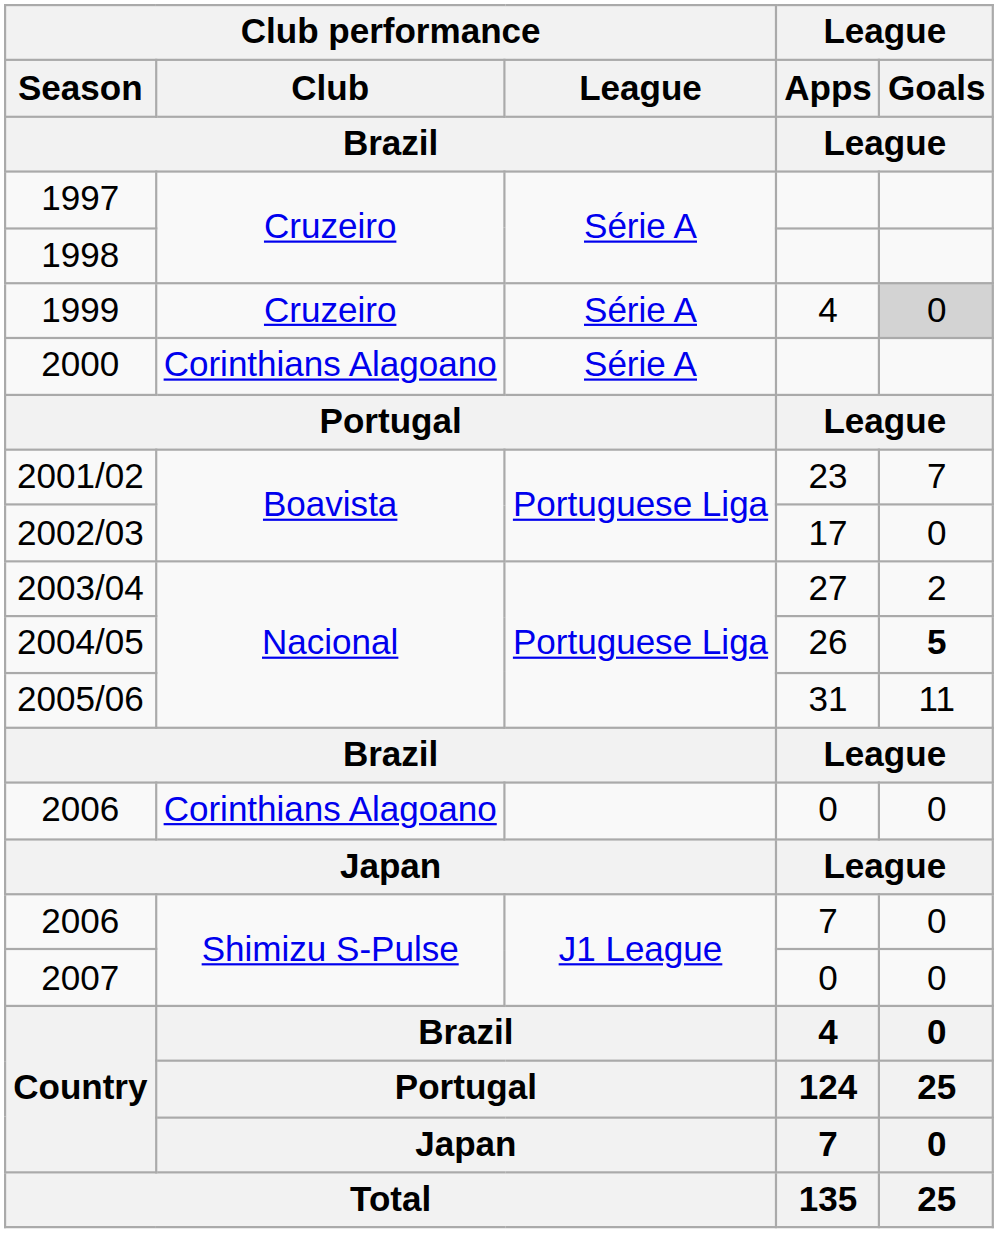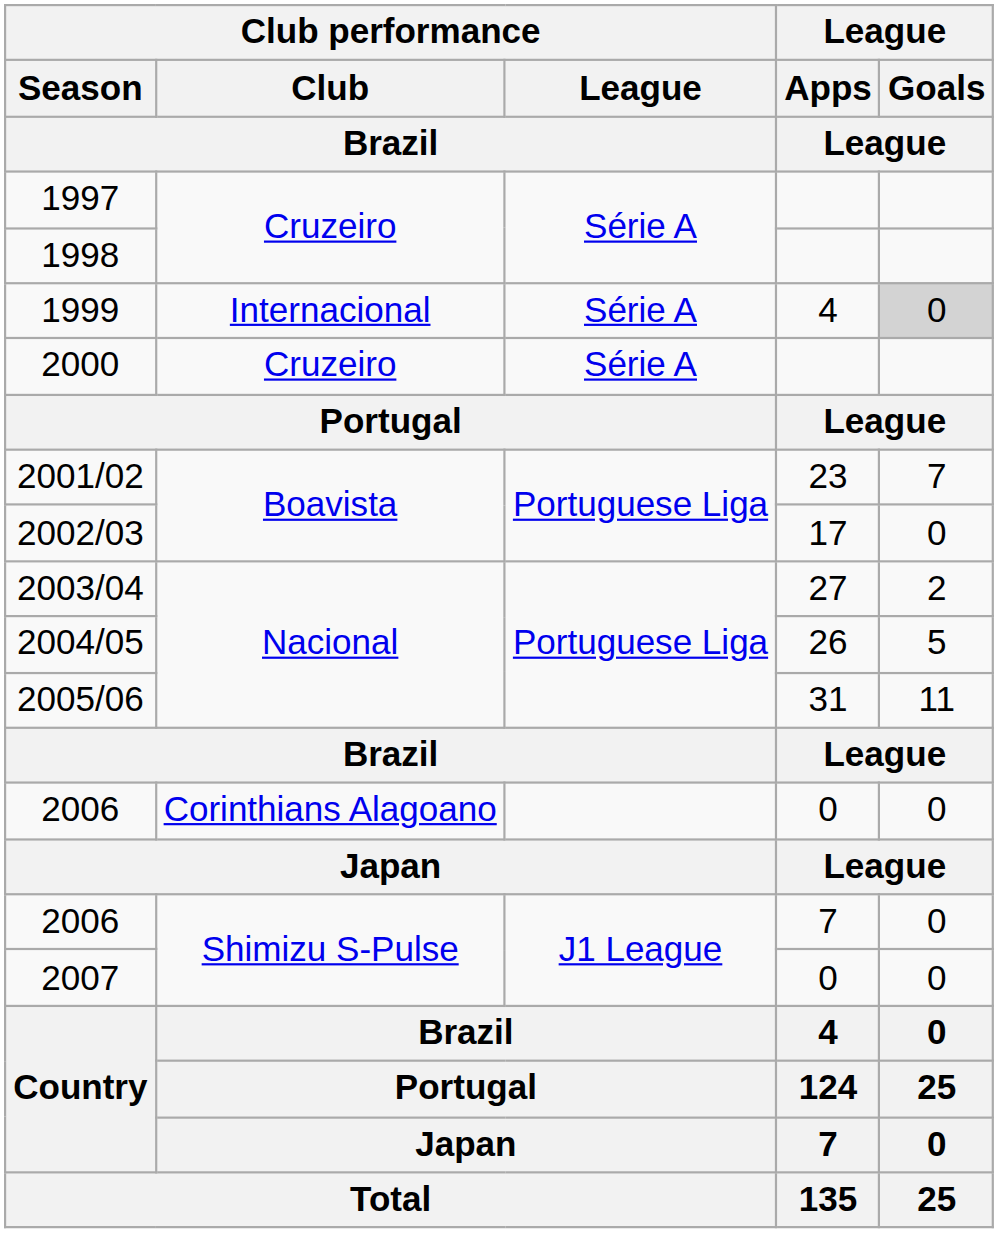(330, 310) Cruzeiro -> (330, 310) Internacional
(330, 365) Corinthians Alagoano -> (330, 365) Cruzeiro
(937, 643) bold -> (937, 643) normal
